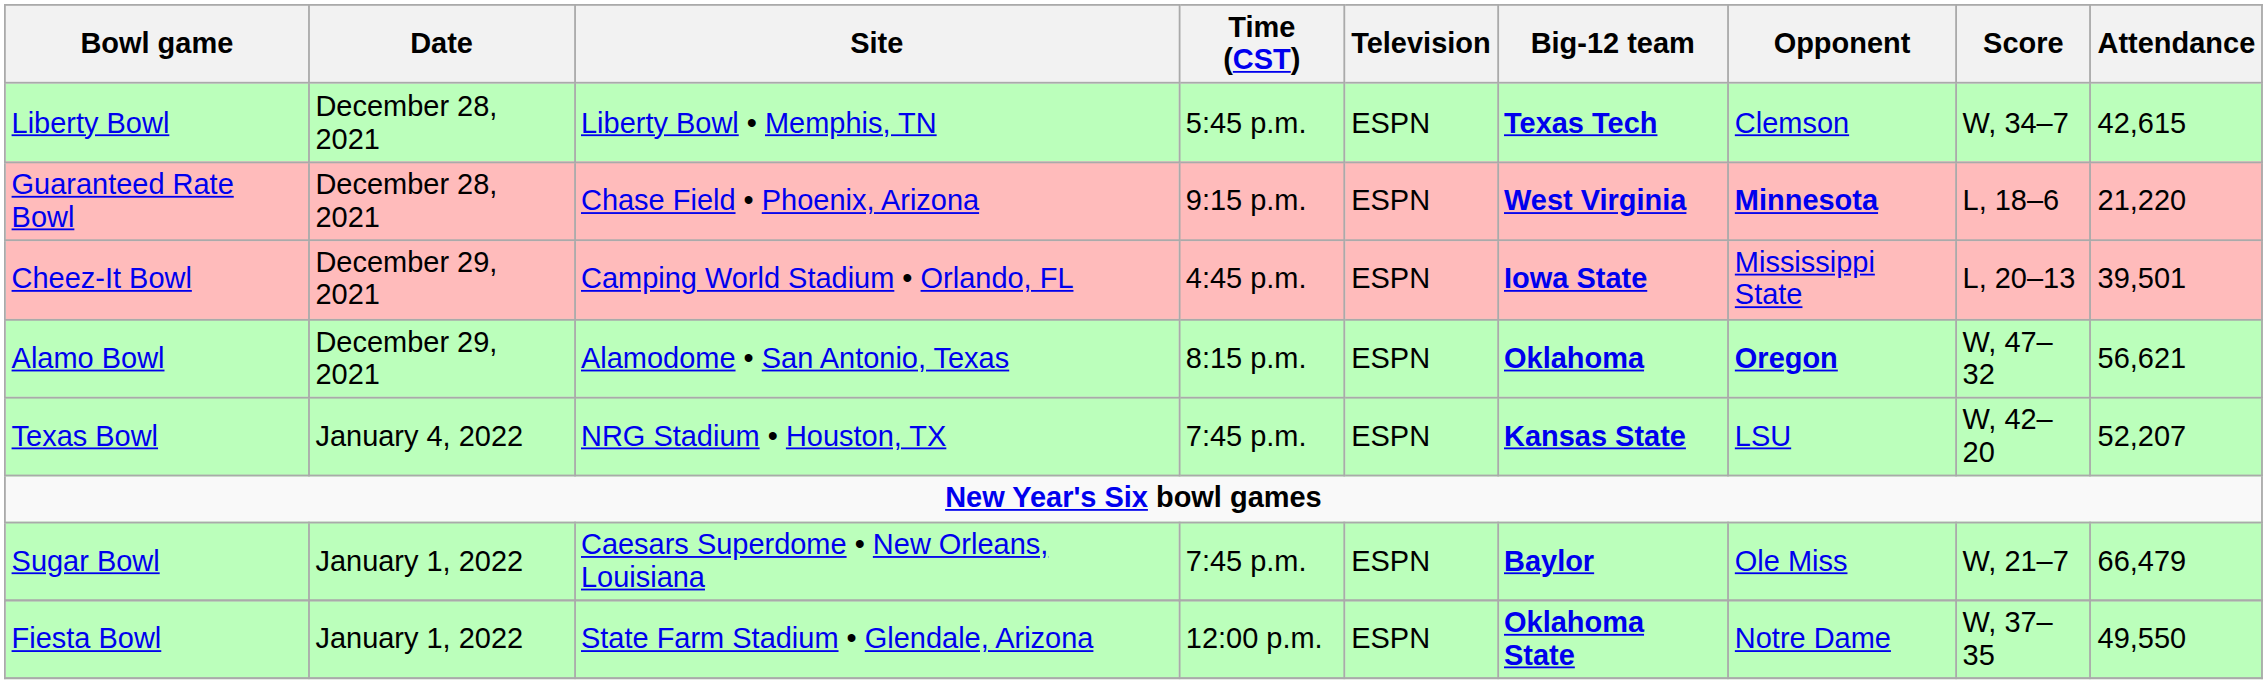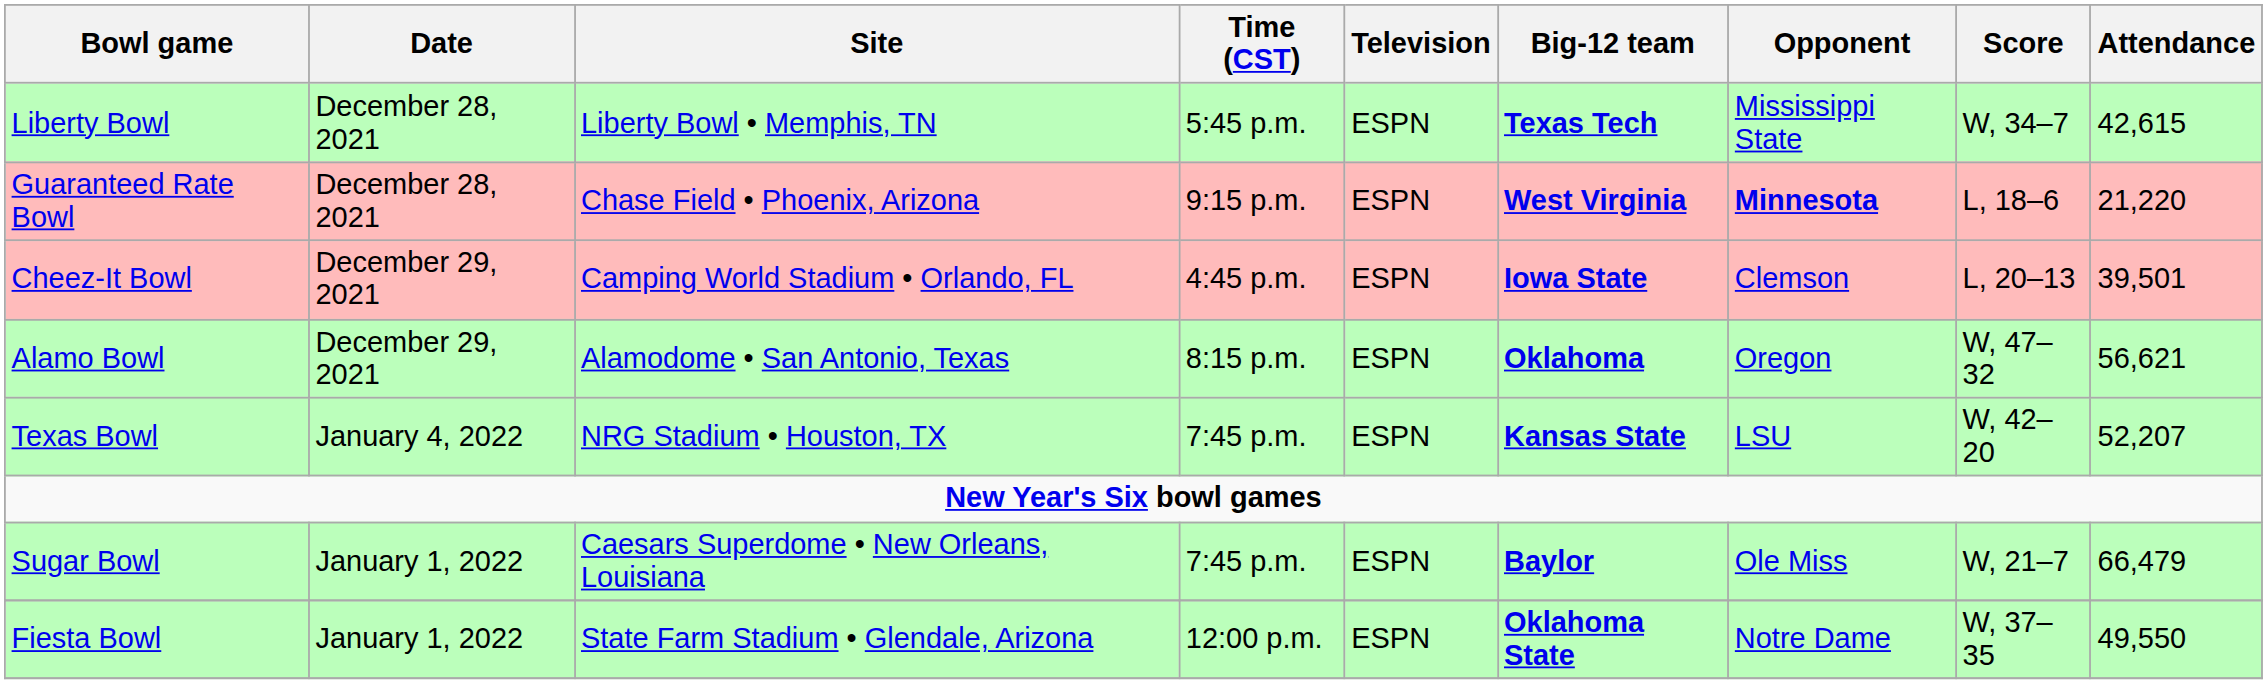(1792, 122) Clemson -> (1805, 122) Mississippi State
(1805, 279) Mississippi State -> (1792, 279) Clemson
(1786, 357) bold -> (1783, 357) normal
